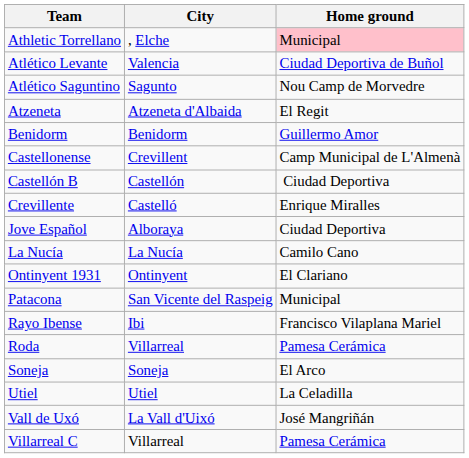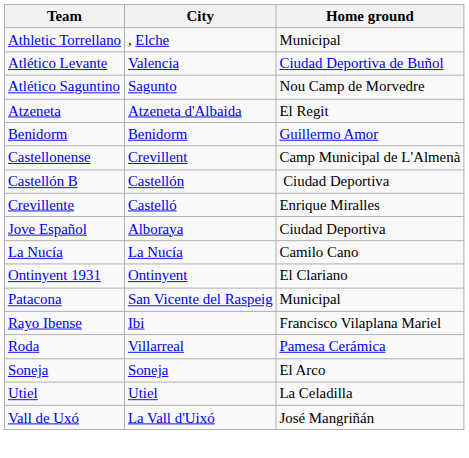(310, 39) pink background -> (310, 39) no background
- row: (43, 441)
